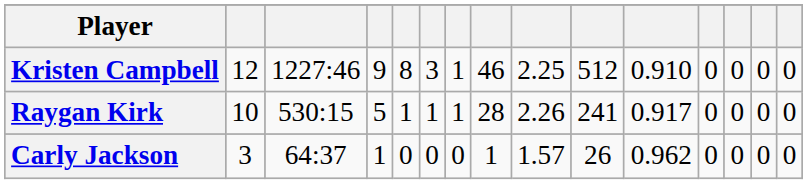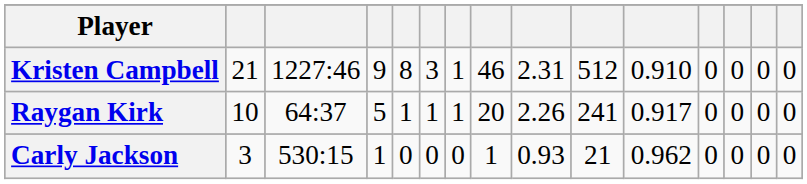(245, 69) 12 -> (245, 69) 21
(541, 69) 2.25 -> (541, 69) 2.31
(316, 112) 530:15 -> (316, 112) 64:37
(491, 112) 28 -> (491, 112) 20
(316, 155) 64:37 -> (316, 155) 530:15
(541, 155) 1.57 -> (541, 155) 0.93
(598, 155) 26 -> (598, 155) 21
